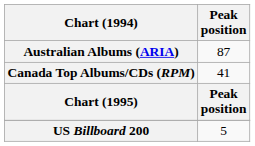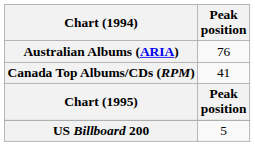(224, 51) 87 -> (224, 51) 76
